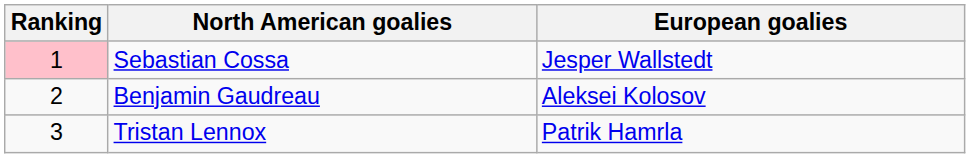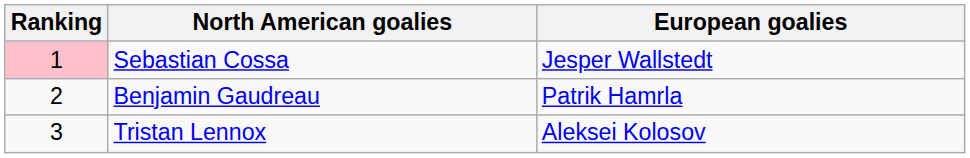(624, 96) Aleksei Kolosov -> (612, 96) Patrik Hamrla
(612, 133) Patrik Hamrla -> (624, 133) Aleksei Kolosov
